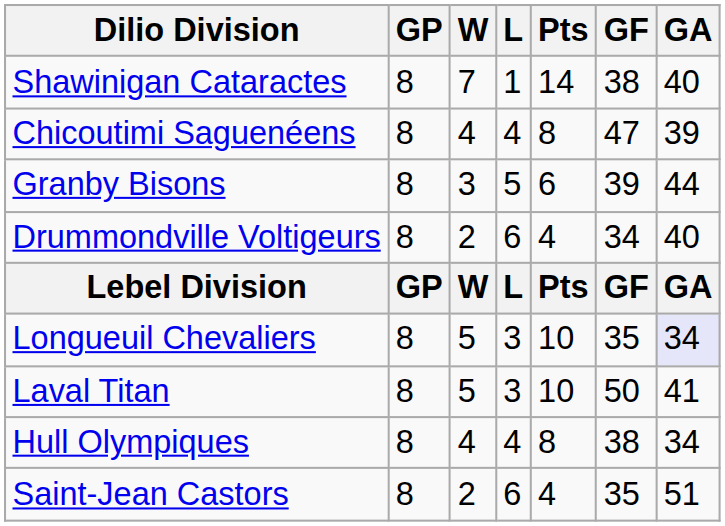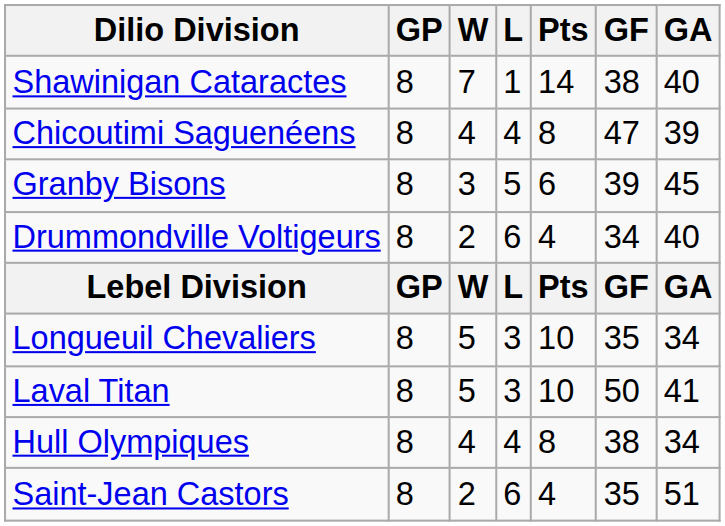(682, 184) 44 -> (682, 184) 45
(682, 339) lavender background -> (682, 339) no background
